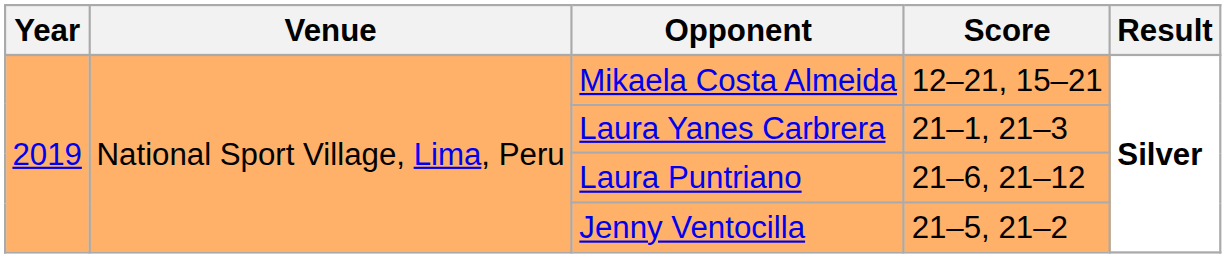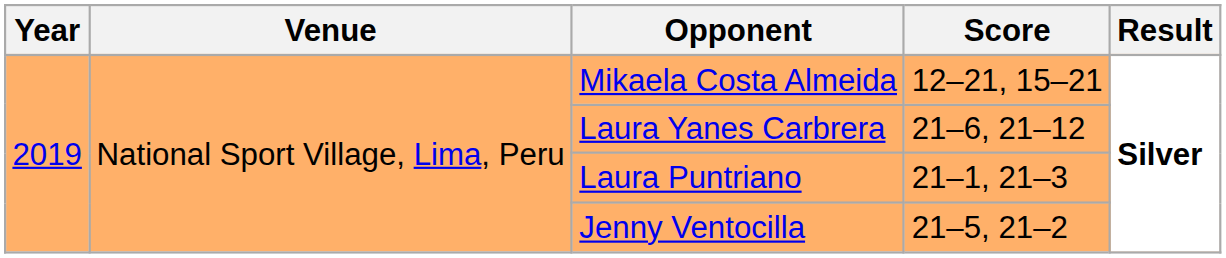(990, 129) 21–1, 21–3 -> (998, 129) 21–6, 21–12
(998, 178) 21–6, 21–12 -> (990, 178) 21–1, 21–3
